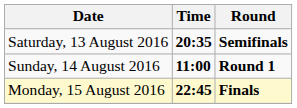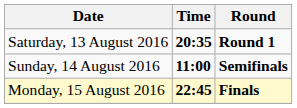(253, 41) Semifinals -> (247, 41) Round 1
(247, 66) Round 1 -> (253, 66) Semifinals
